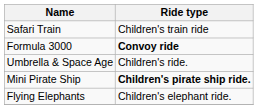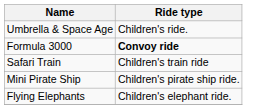rows swapped: (34, 29) <-> (60, 63)
(184, 79) bold -> (179, 79) normal
